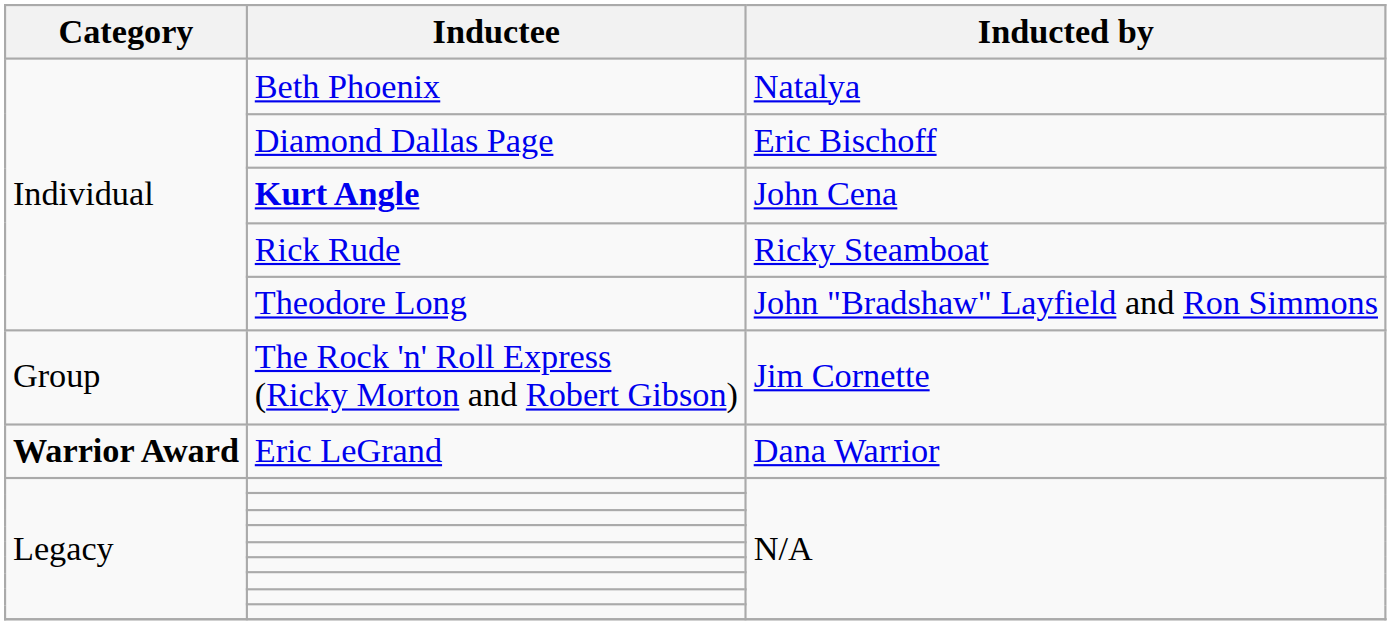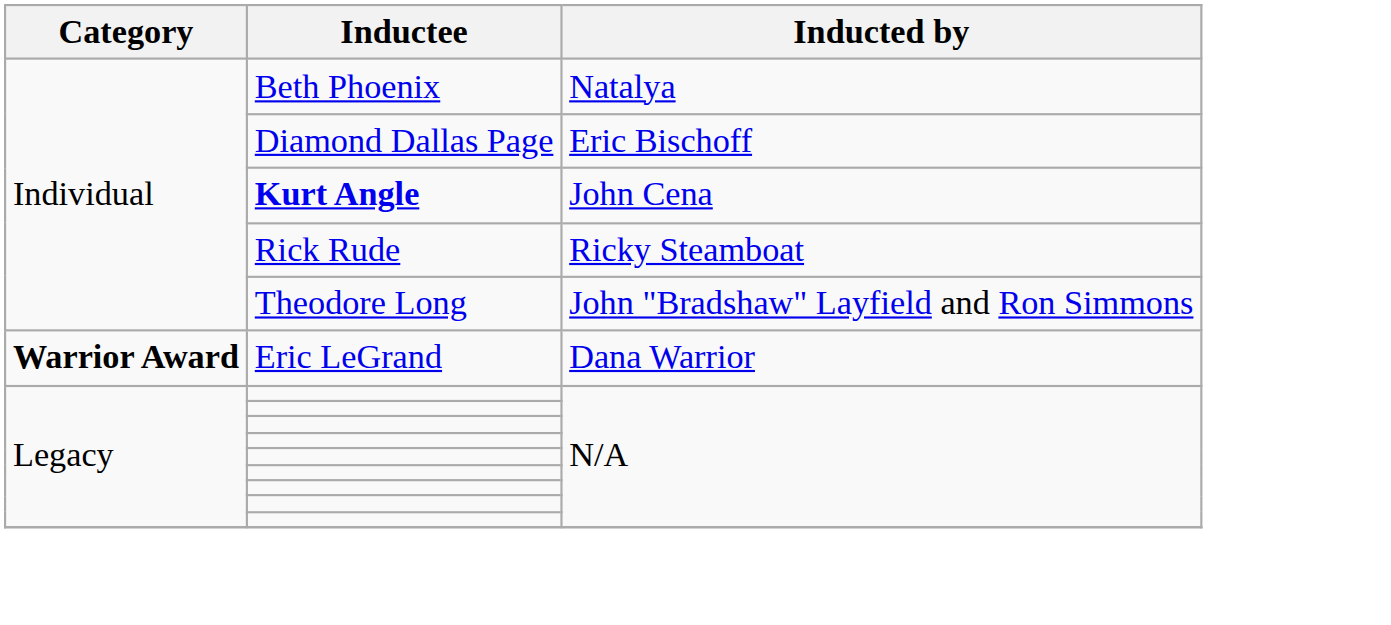- row: (496, 376)
